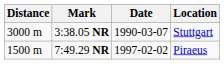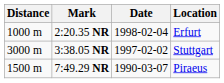+ row: (82, 31)
(141, 31) 1990-03-07 -> (141, 50) 1997-02-02
(141, 50) 1997-02-02 -> (141, 68) 1990-03-07
